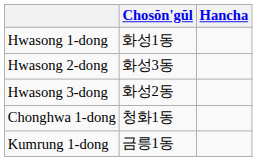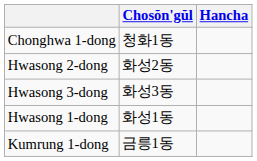rows swapped: (58, 40) <-> (62, 117)
(148, 65) 화성3동 -> (148, 65) 화성2동
(148, 91) 화성2동 -> (148, 91) 화성3동
